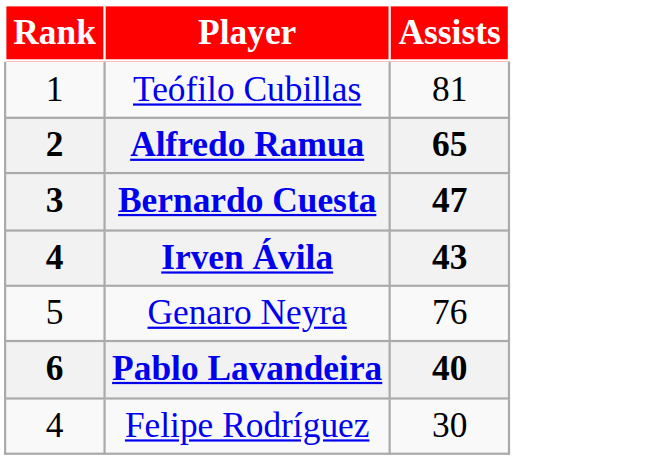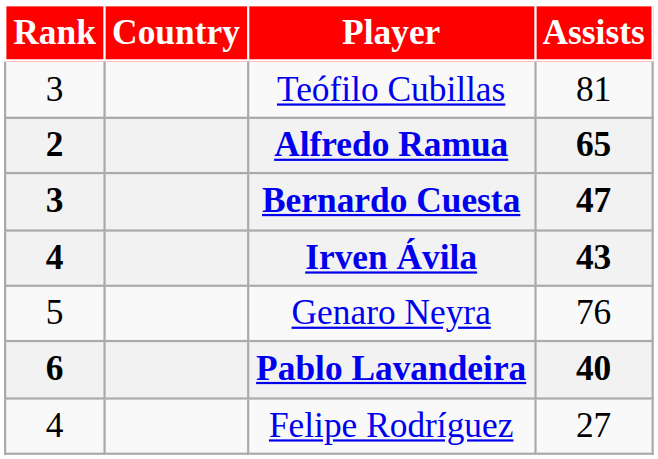+ column: (176, 32)
(55, 88) 1 -> (55, 88) 3
(450, 425) 30 -> (594, 425) 27
